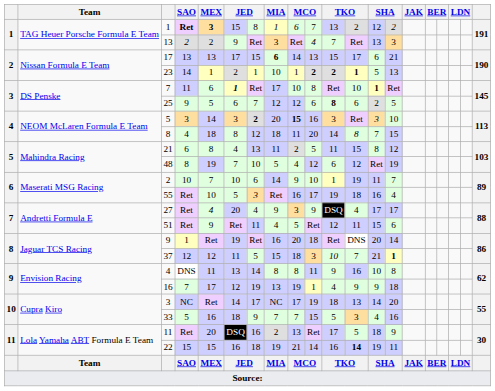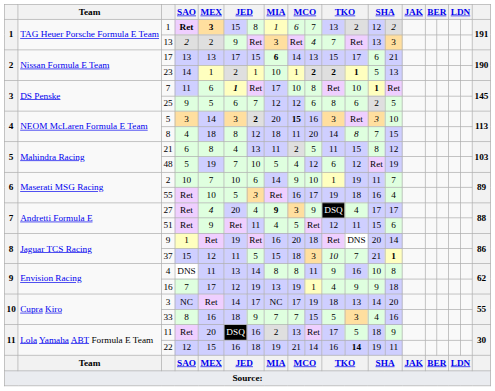(334, 103) bold -> (334, 103) normal
(187, 164) 8 -> (187, 164) 5
(276, 210) normal -> (276, 210) bold
(187, 255) 12 -> (187, 255) 15
(187, 316) 5 -> (187, 316) 8
(187, 347) 15 -> (187, 347) 12
